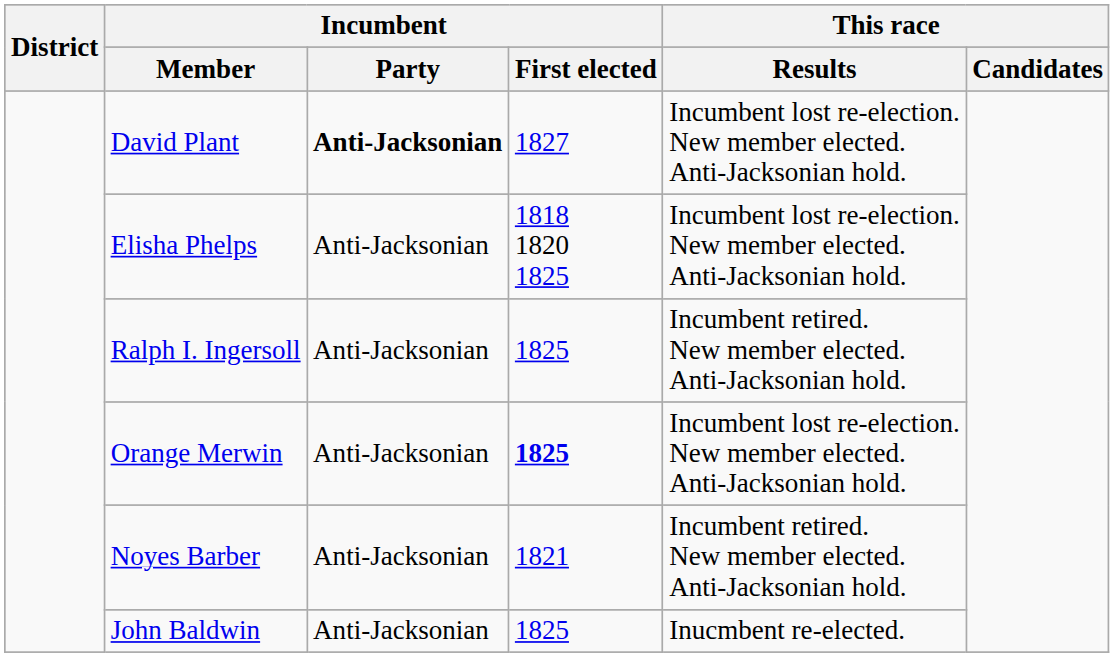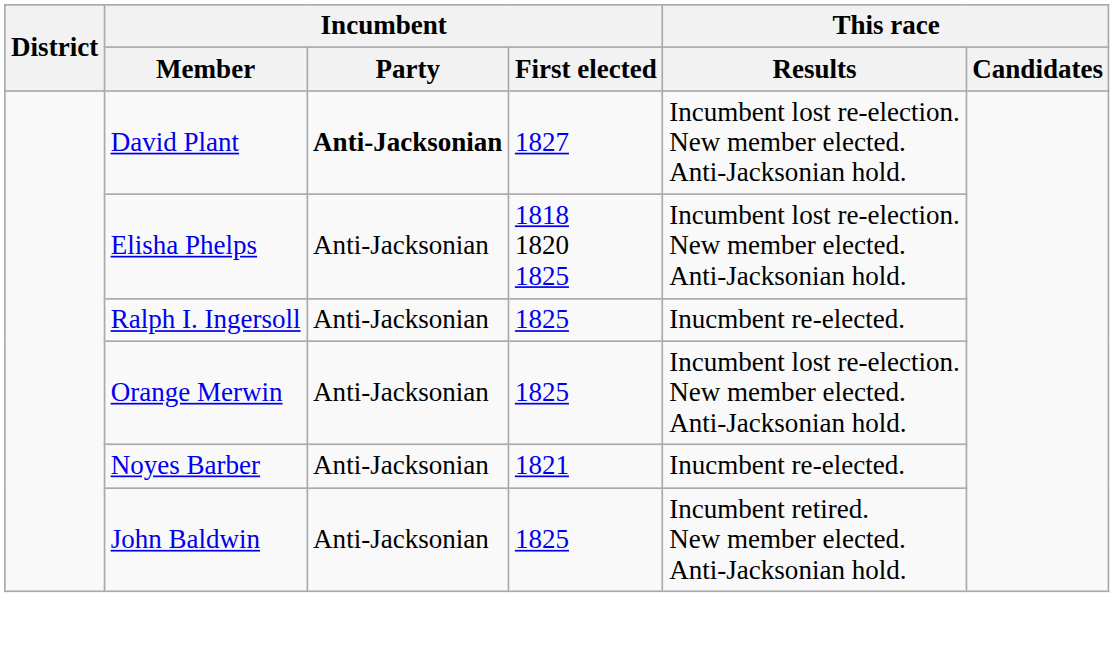(788, 349) Incumbent retired. New member elected. Anti-Jacksonian hold. -> (787, 319) Inucmbent re-elected.
(542, 453) bold -> (542, 392) normal
(788, 557) Incumbent retired. New member elected. Anti-Jacksonian hold. -> (787, 465) Inucmbent re-elected.
(787, 630) Inucmbent re-elected. -> (788, 539) Incumbent retired. New member elected. Anti-Jacksonian hold.
